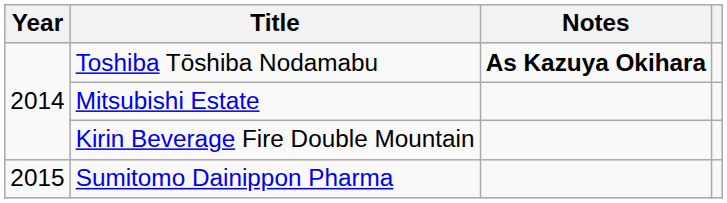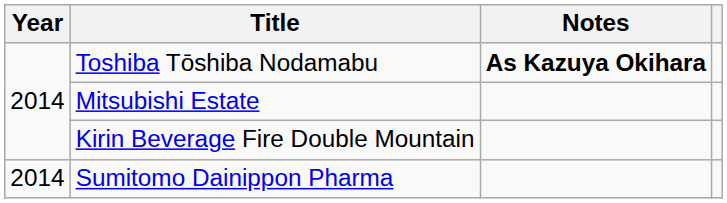(37, 178) 2015 -> (37, 178) 2014
